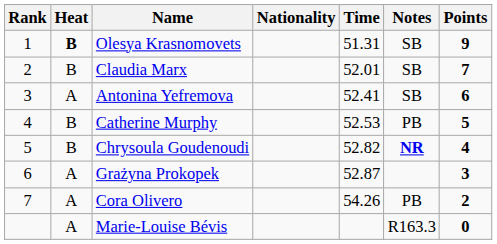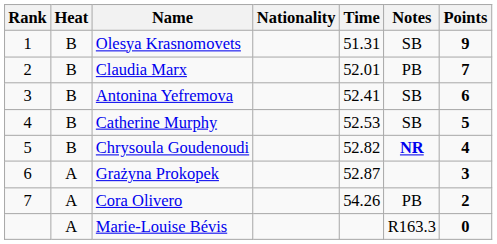(71, 43) bold -> (71, 43) normal
(412, 69) SB -> (412, 69) PB
(71, 95) A -> (71, 95) B
(412, 122) PB -> (412, 122) SB
